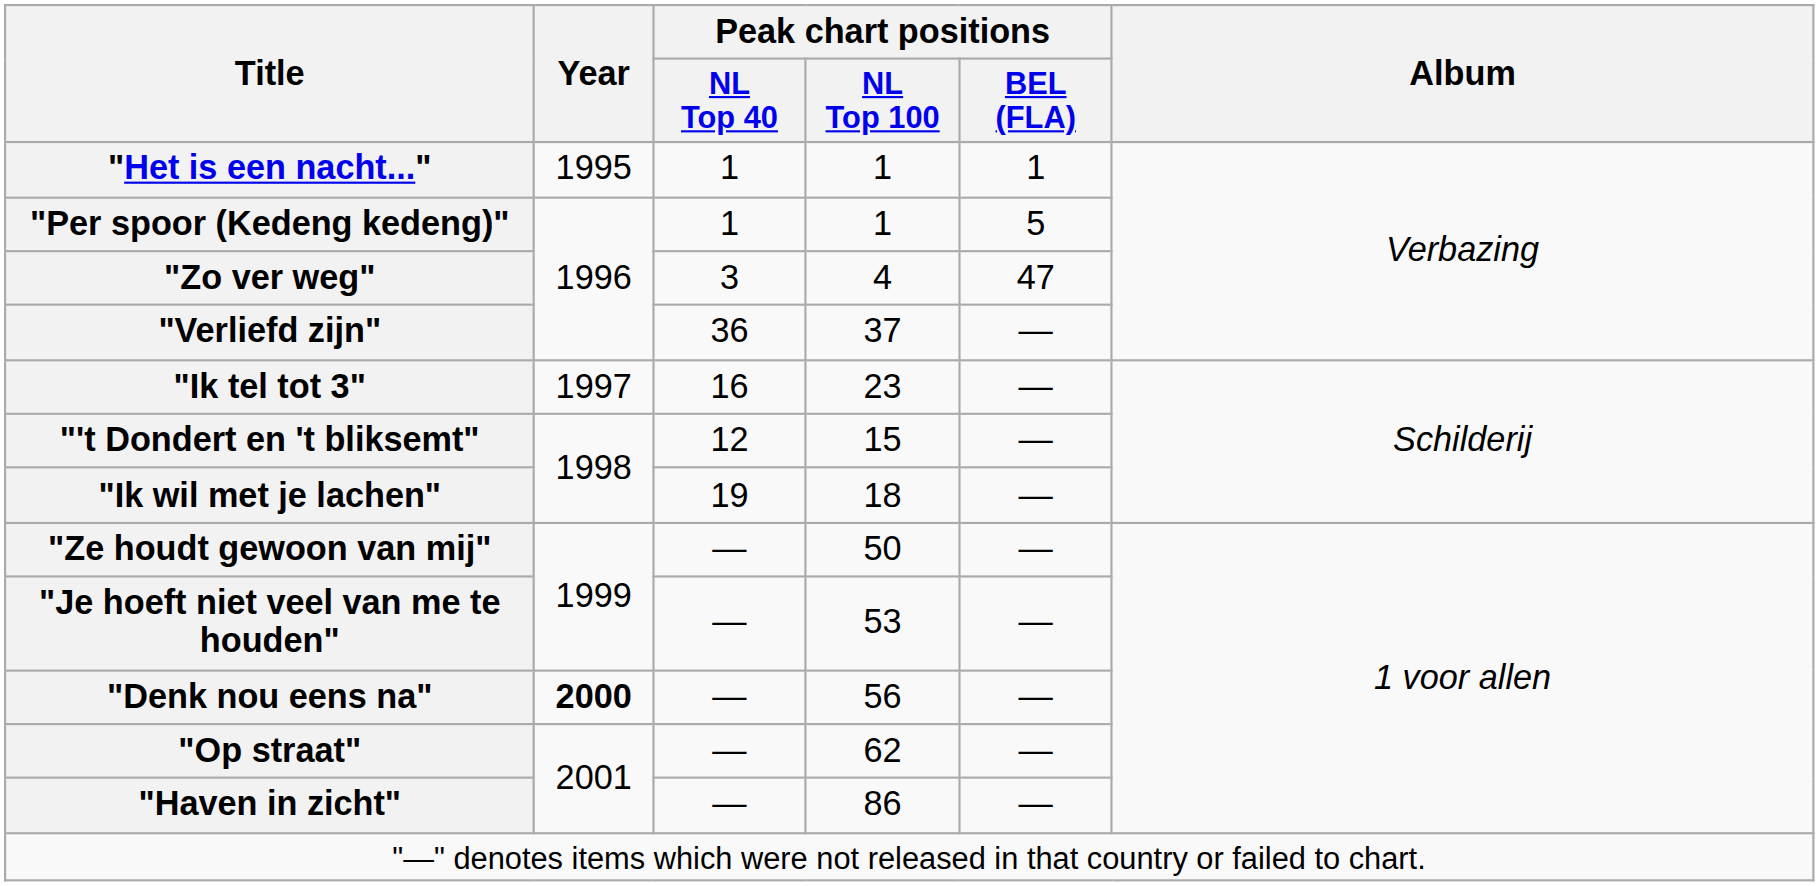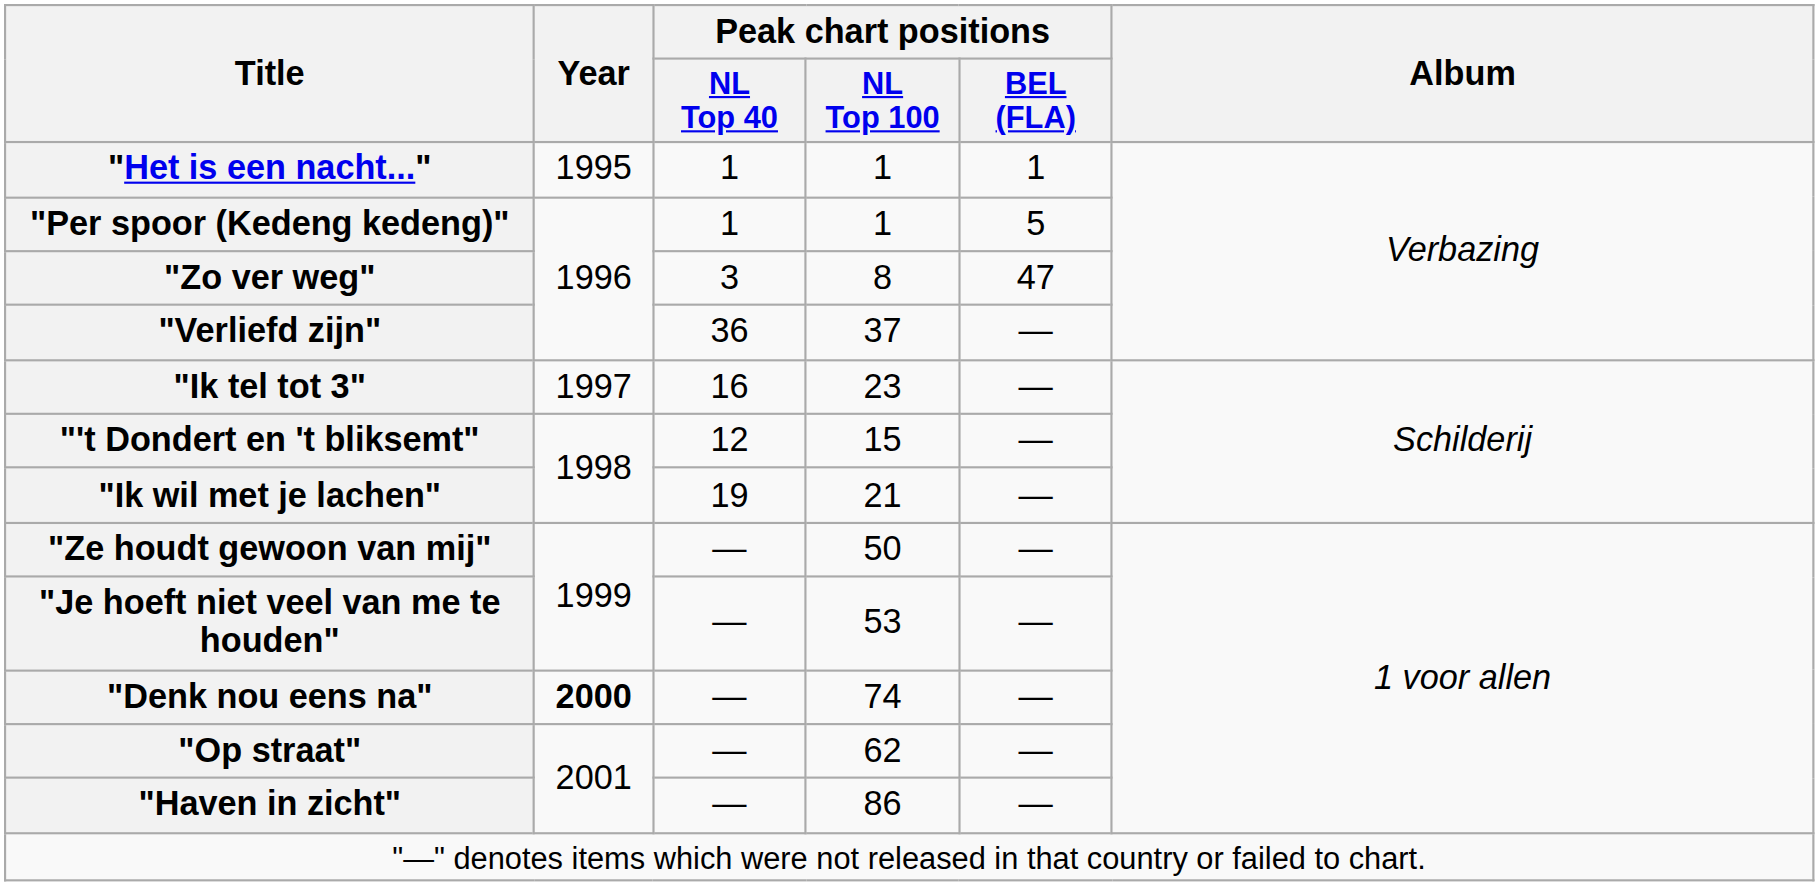(883, 277) 4 -> (883, 277) 8
(883, 494) 18 -> (883, 494) 21
(883, 696) 56 -> (883, 696) 74
